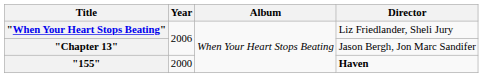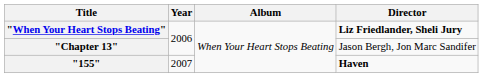(396, 30) normal -> (400, 30) bold
(181, 64) 2000 -> (181, 64) 2007
